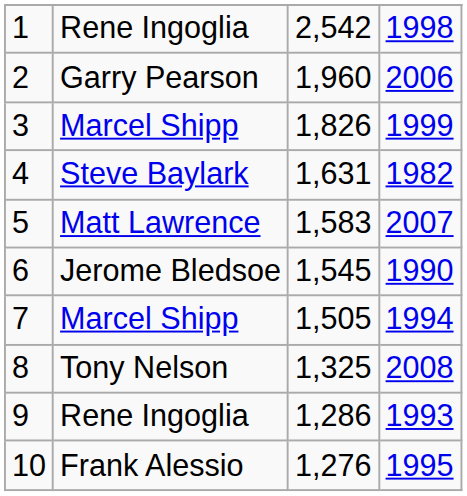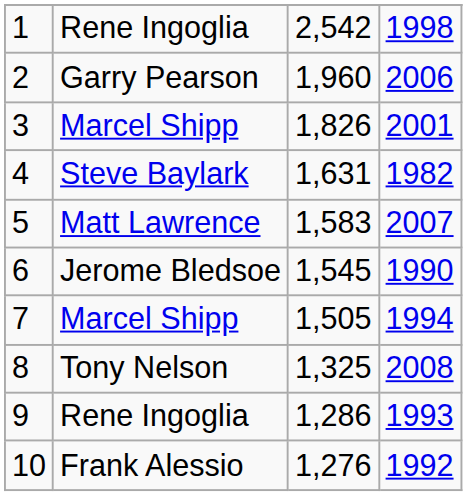(420, 125) 1999 -> (420, 125) 2001
(420, 464) 1995 -> (420, 464) 1992
